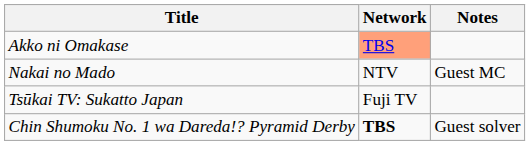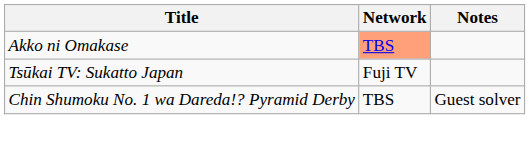- row: (62, 72)
(379, 126) bold -> (379, 99) normal
